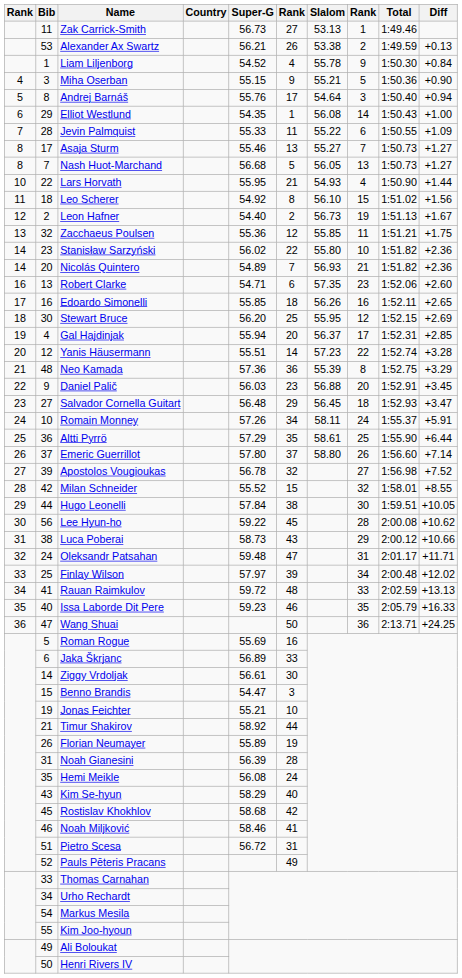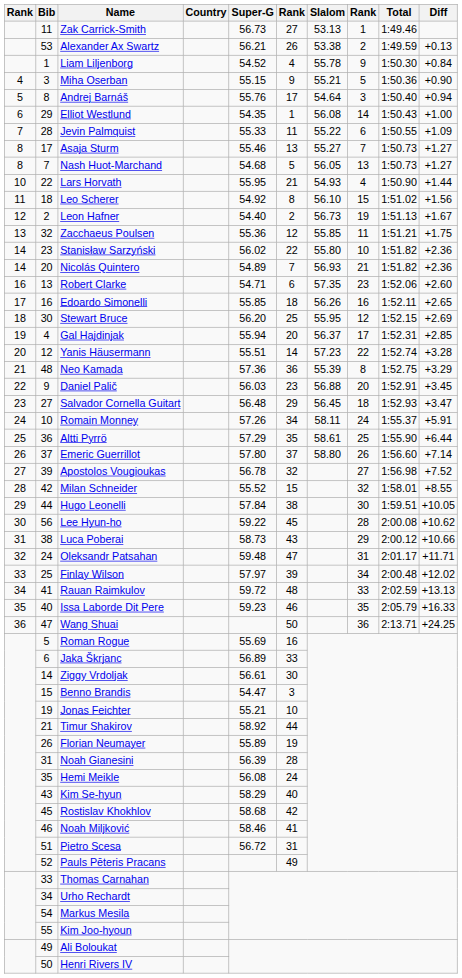(253, 166) 56.68 -> (253, 166) 54.68
